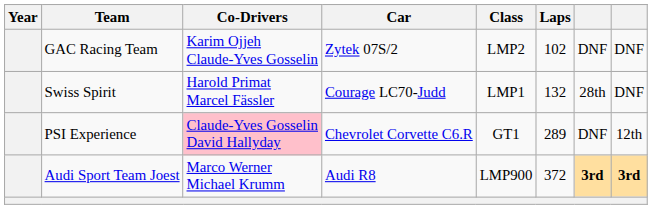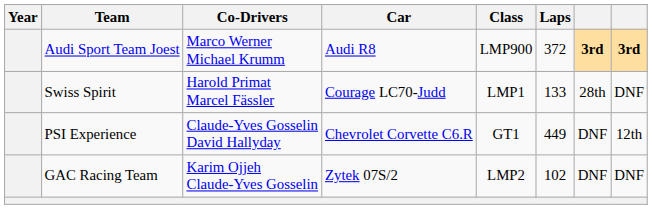rows swapped: (112, 176) <-> (101, 50)
(555, 92) 132 -> (555, 92) 133
(252, 134) pink background -> (252, 134) no background
(555, 134) 289 -> (555, 134) 449
